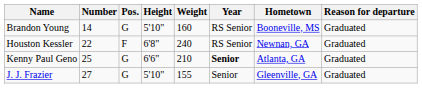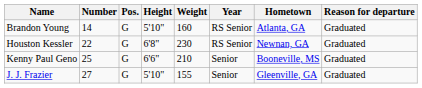(288, 28) Booneville, MS -> (281, 28) Atlanta, GA
(124, 43) F -> (125, 43) G
(184, 43) 240 -> (184, 43) 230
(225, 59) bold -> (225, 59) normal
(281, 59) Atlanta, GA -> (288, 59) Booneville, MS
